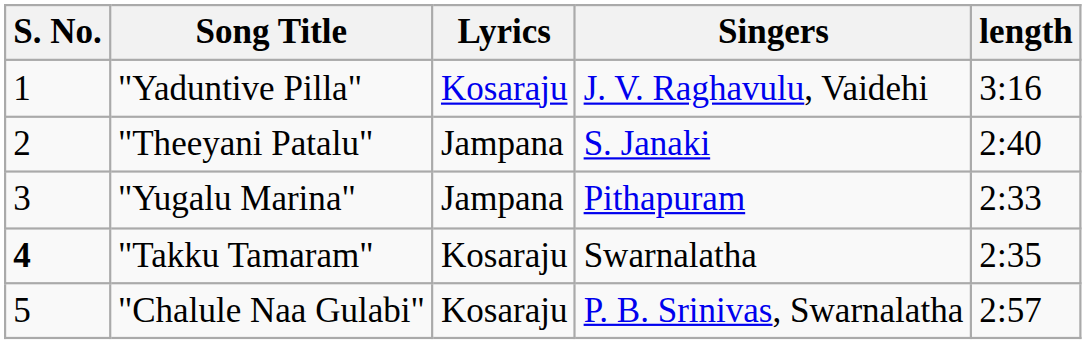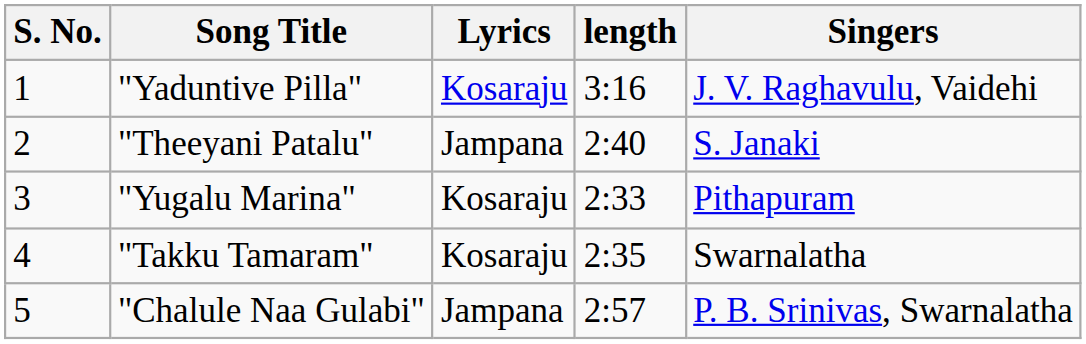columns swapped: (773, 32) <-> (1026, 32)
(502, 198) Jampana -> (504, 198) Kosaraju
(22, 254) bold -> (22, 254) normal
(504, 310) Kosaraju -> (502, 310) Jampana
